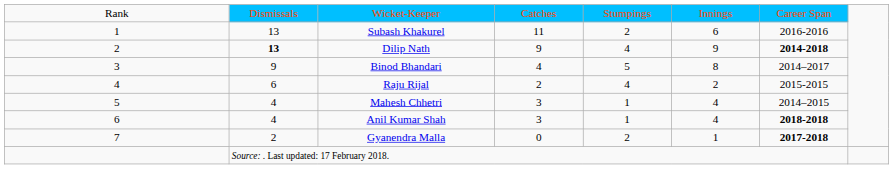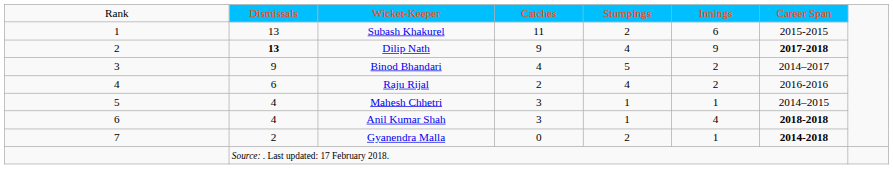(804, 31) 2016-2016 -> (804, 31) 2015-2015
(804, 48) 2014-2018 -> (804, 48) 2017-2018
(716, 66) 8 -> (716, 66) 2
(804, 84) 2015-2015 -> (804, 84) 2016-2016
(716, 102) 4 -> (716, 102) 1
(804, 137) 2017-2018 -> (804, 137) 2014-2018
